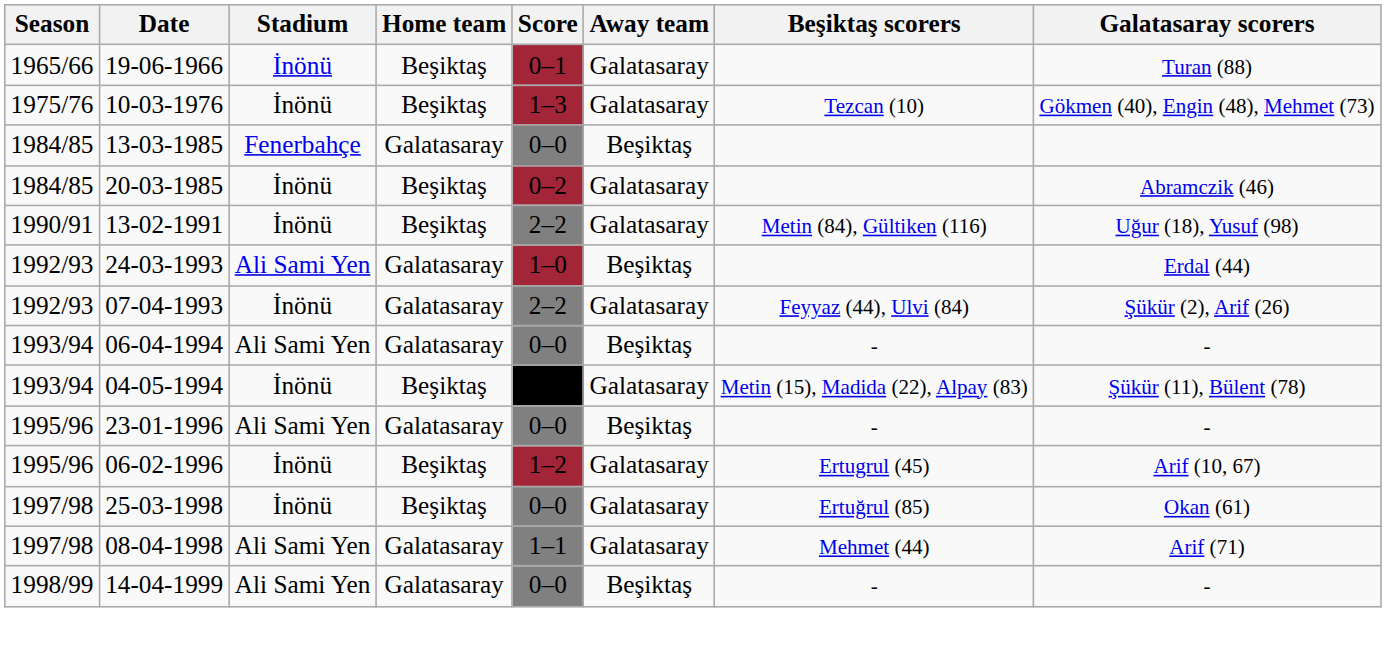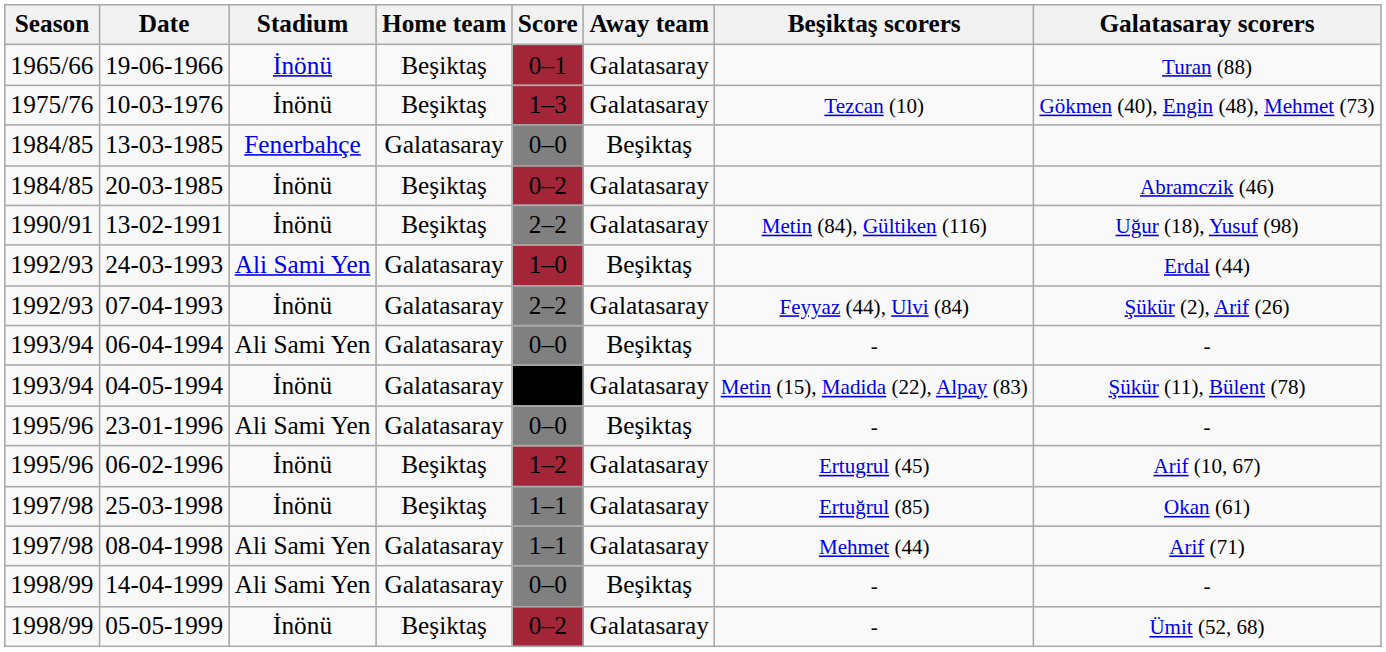(444, 385) Beşiktaş -> (444, 385) Galatasaray
(548, 505) 0–0 -> (548, 505) 1–1
+ row: (164, 625)
